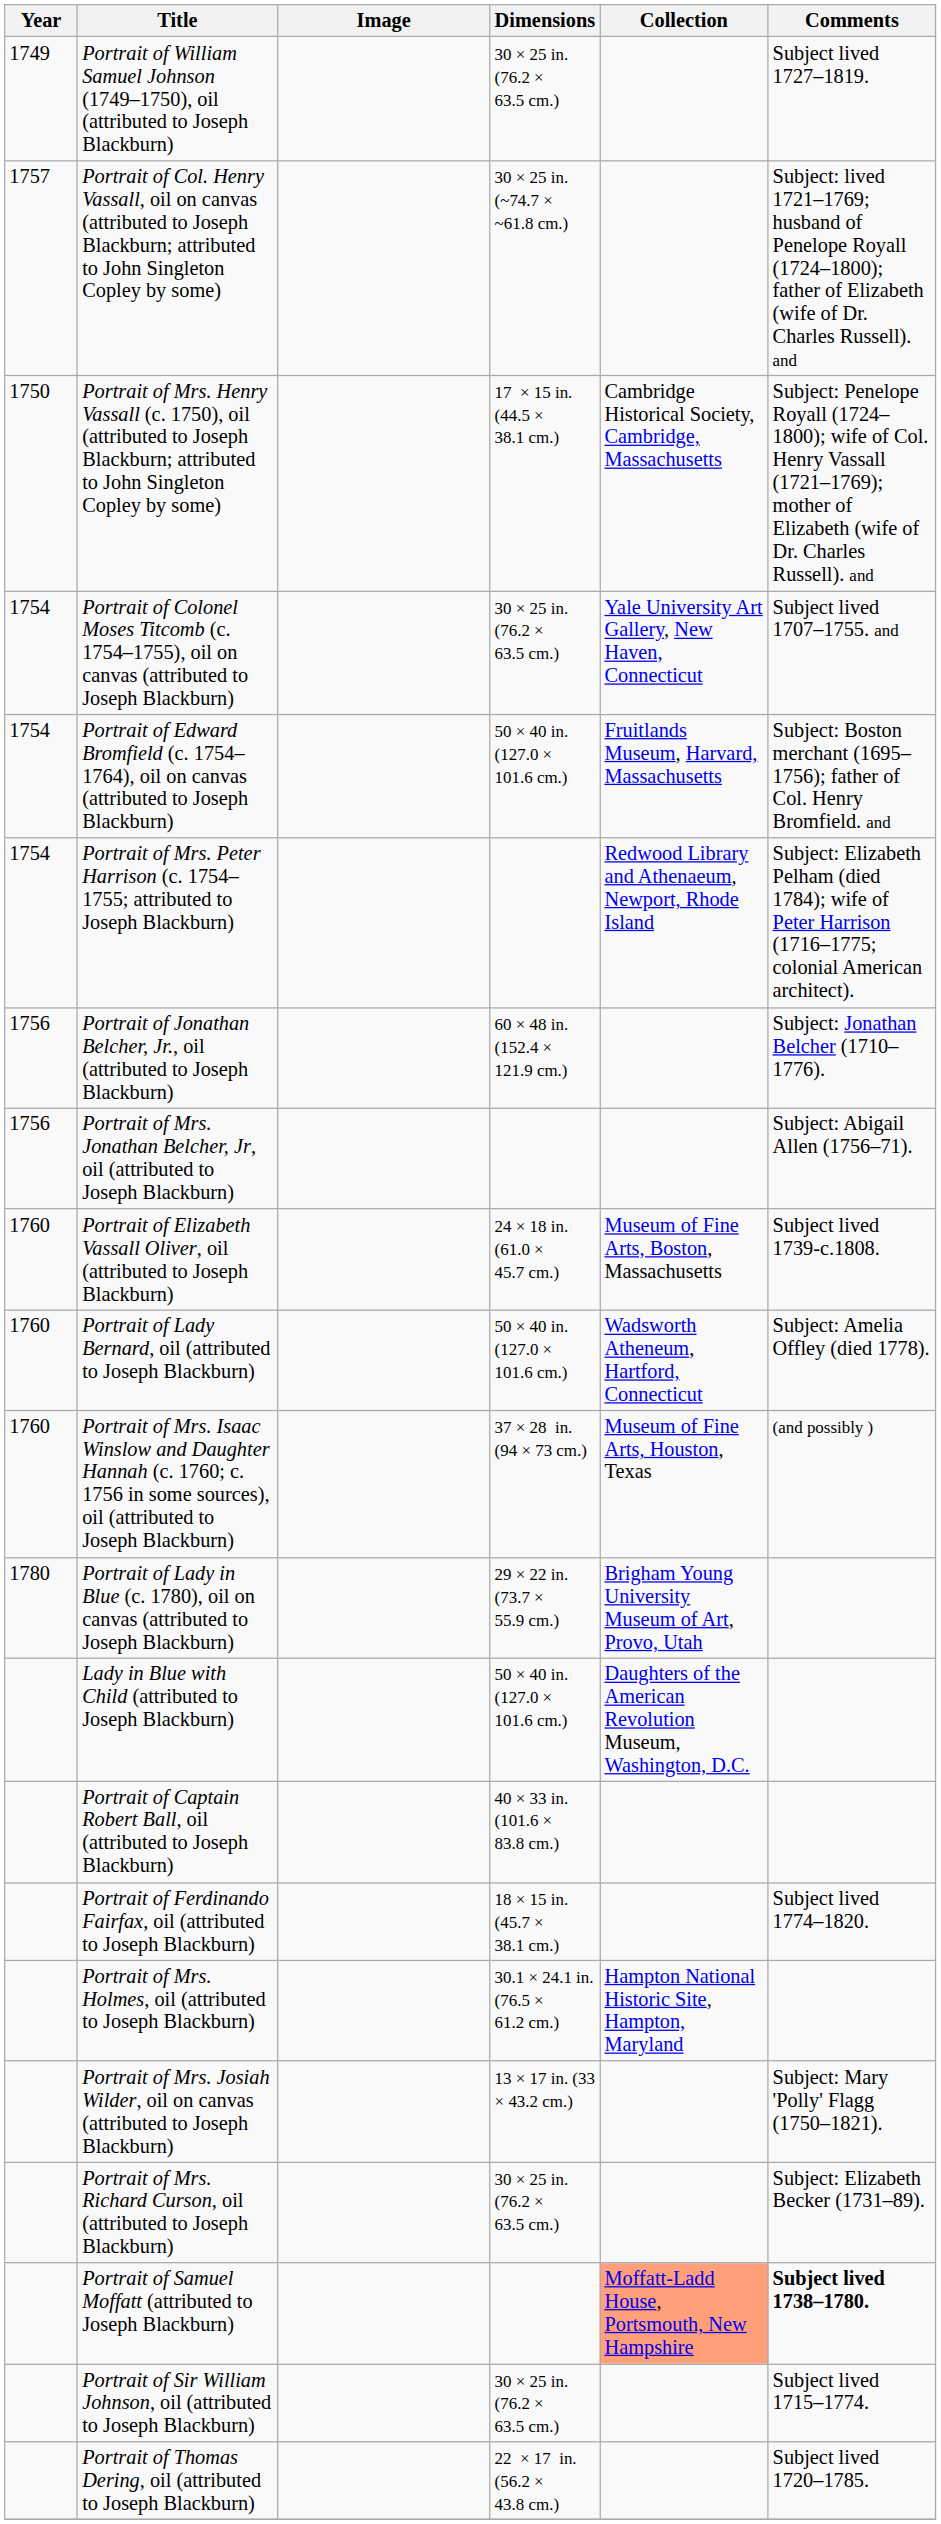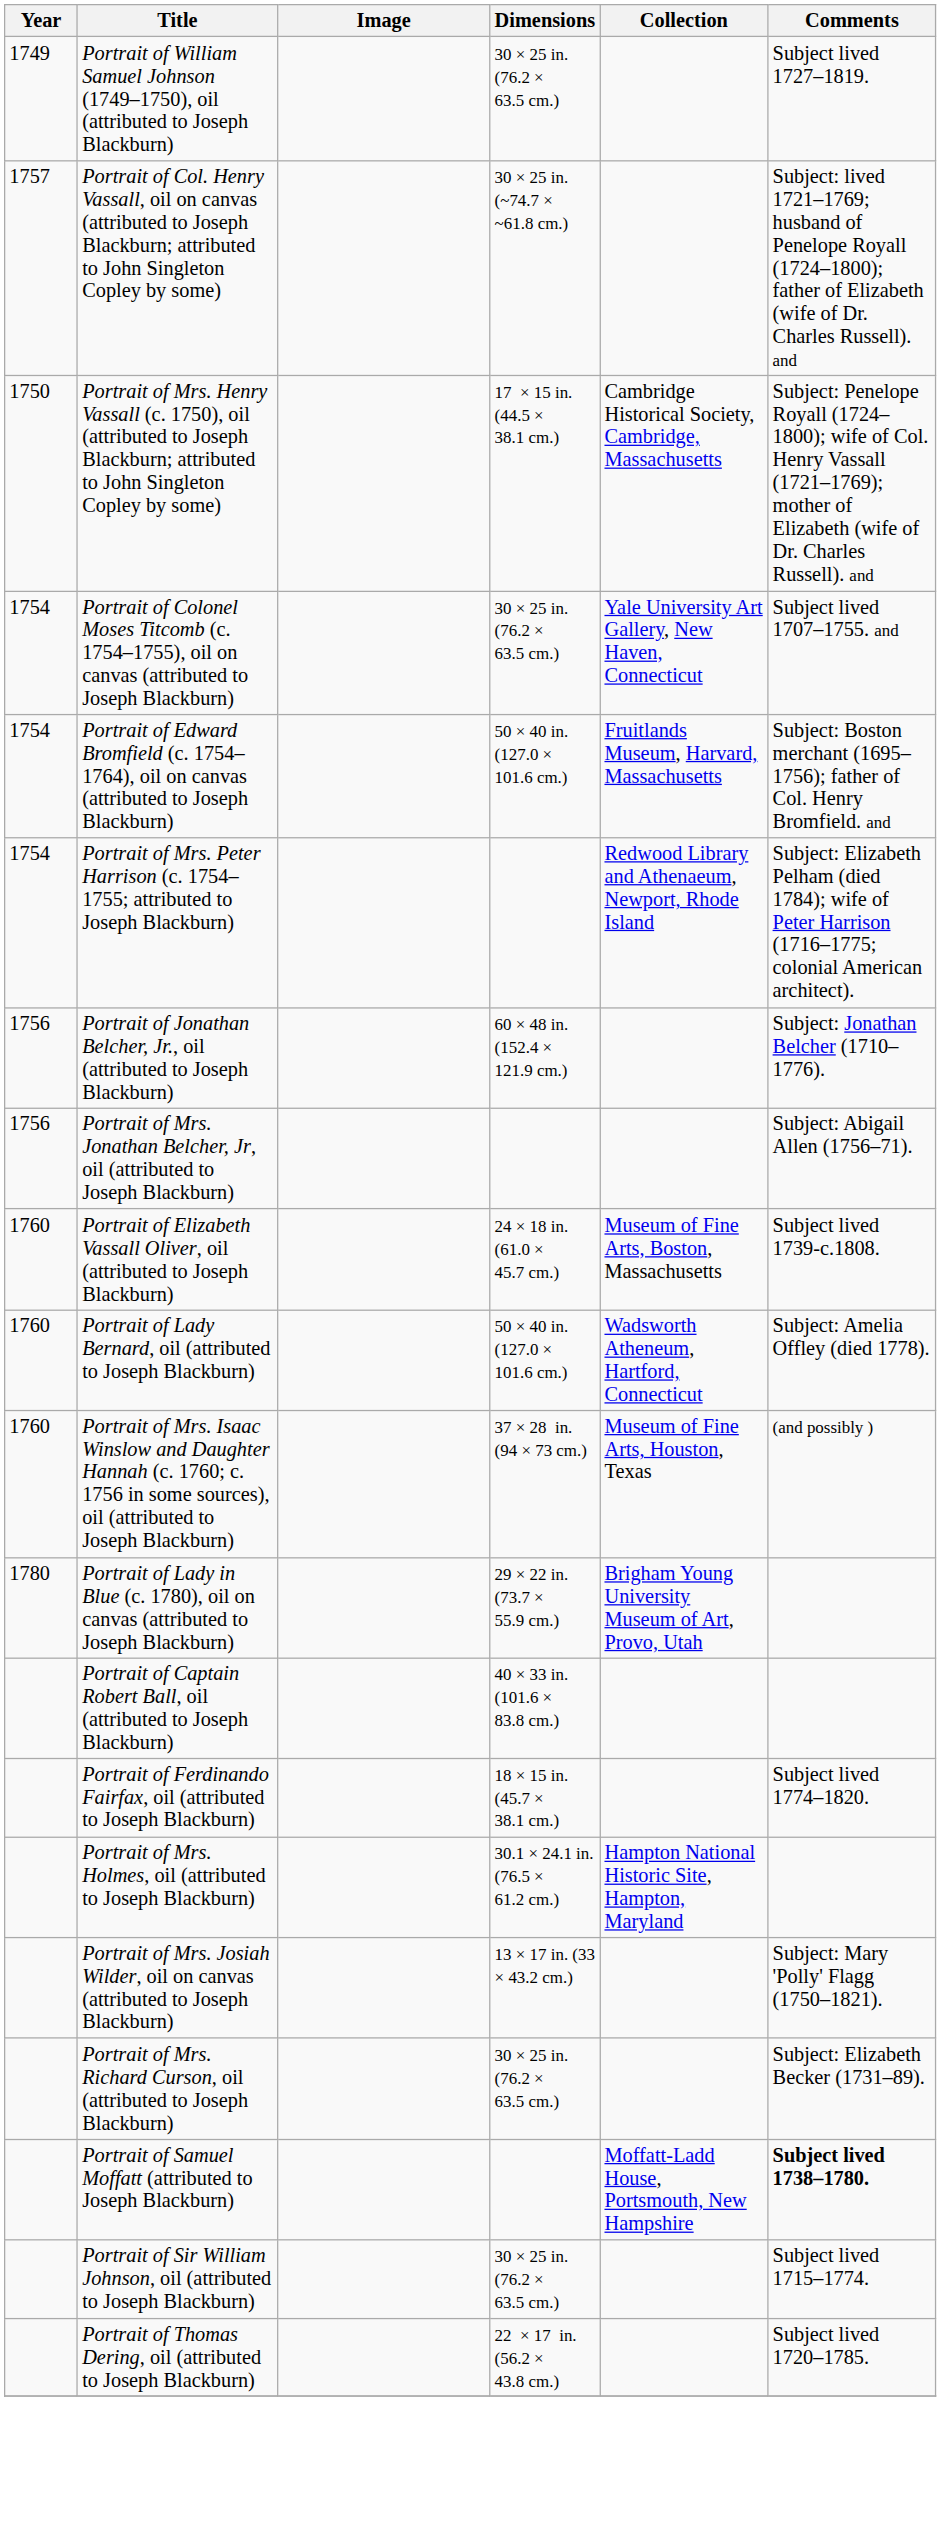- row: (160, 1696)
(676, 2313) lightsalmon background -> (676, 2189) no background
